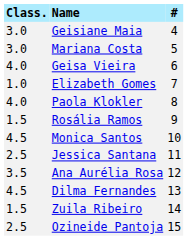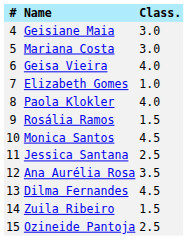columns swapped: (174, 13) <-> (27, 13)
